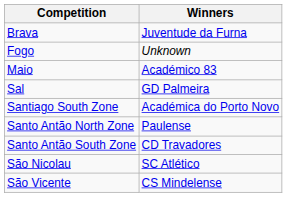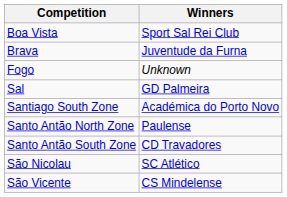+ row: (32, 32)
- row: (20, 70)
